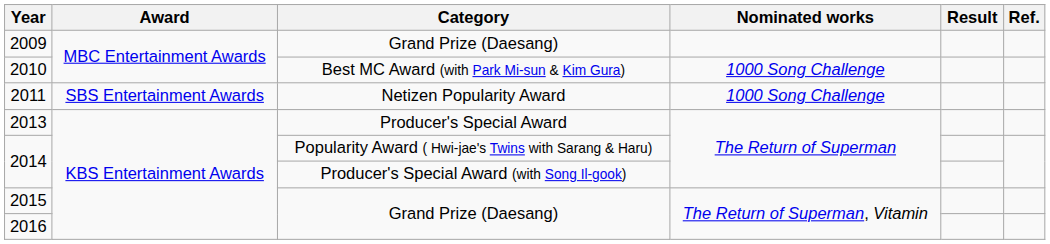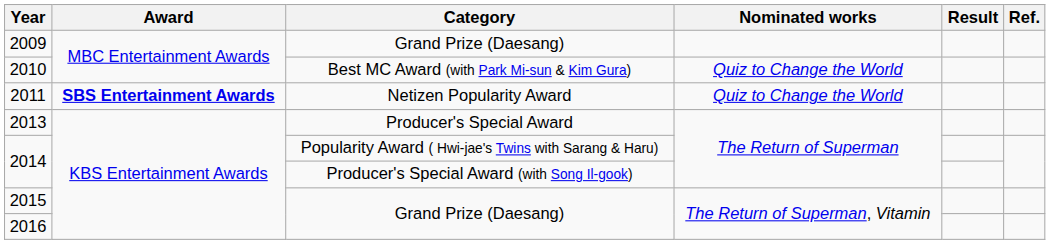(805, 69) 1000 Song Challenge -> (808, 69) Quiz to Change the World
(165, 95) normal -> (168, 95) bold
(805, 95) 1000 Song Challenge -> (808, 95) Quiz to Change the World
